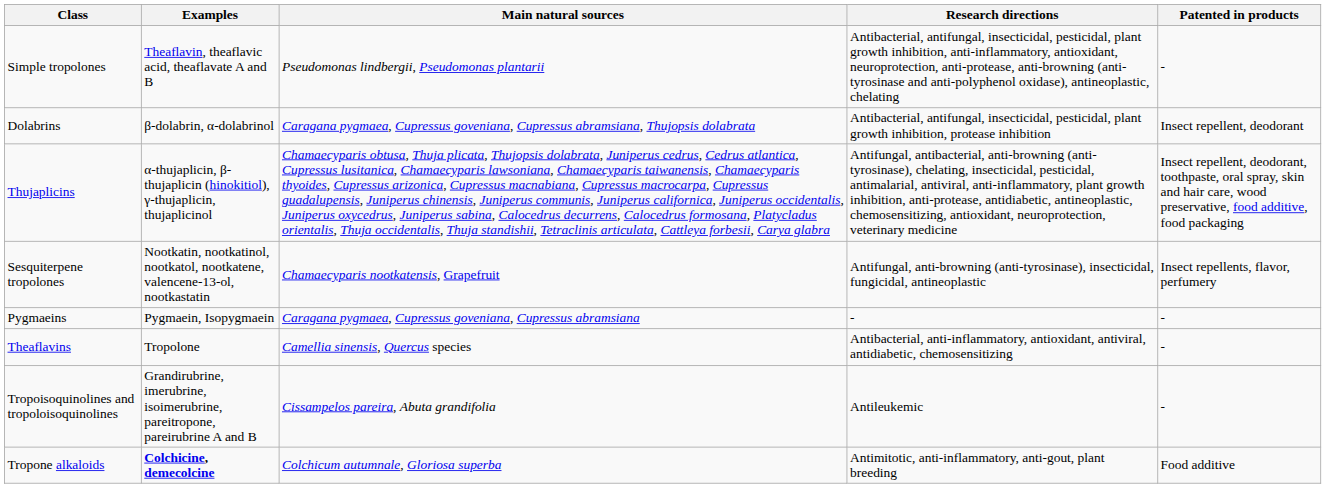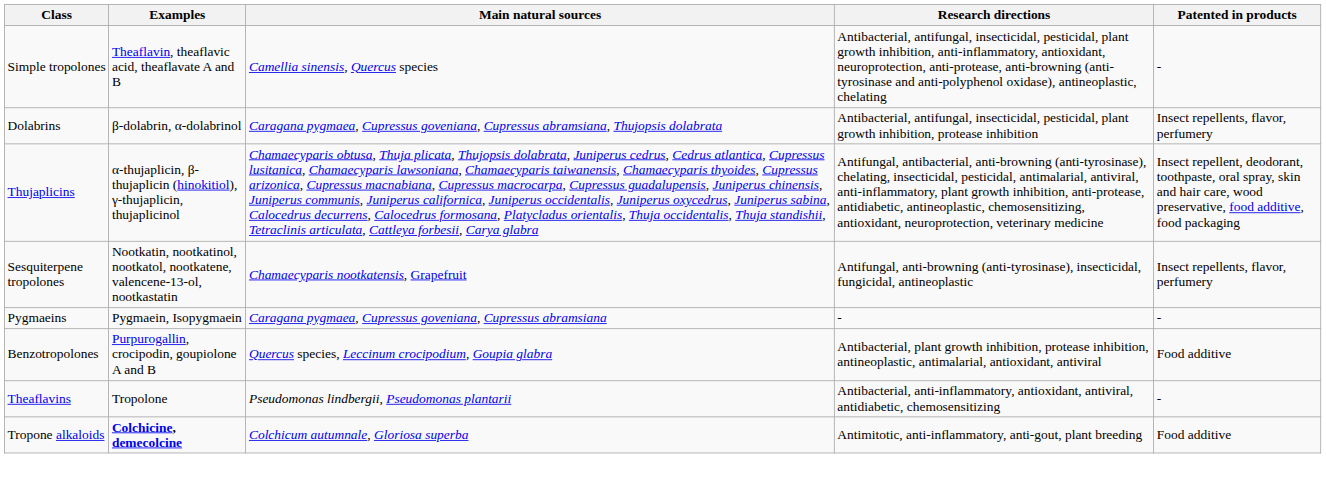(413, 66) Pseudomonas lindbergii, Pseudomonas plantarii -> (344, 66) Camellia sinensis, Quercus species
(1232, 125) Insect repellent, deodorant -> (1222, 125) Insect repellents, flavor, perfumery
+ row: (53, 354)
(377, 347) Camellia sinensis, Quercus species -> (380, 398) Pseudomonas lindbergii, Pseudomonas plantarii
- row: (71, 406)
